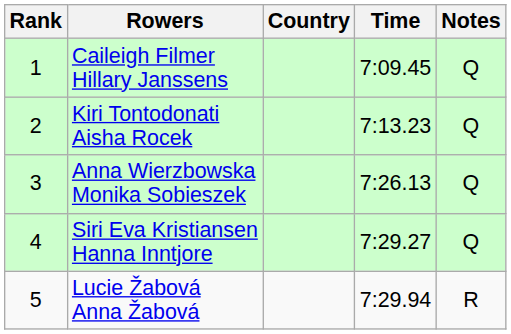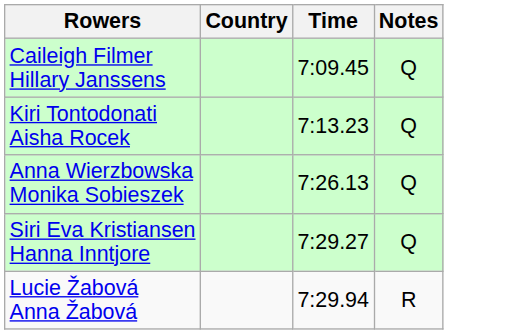- column: (36, 21)
